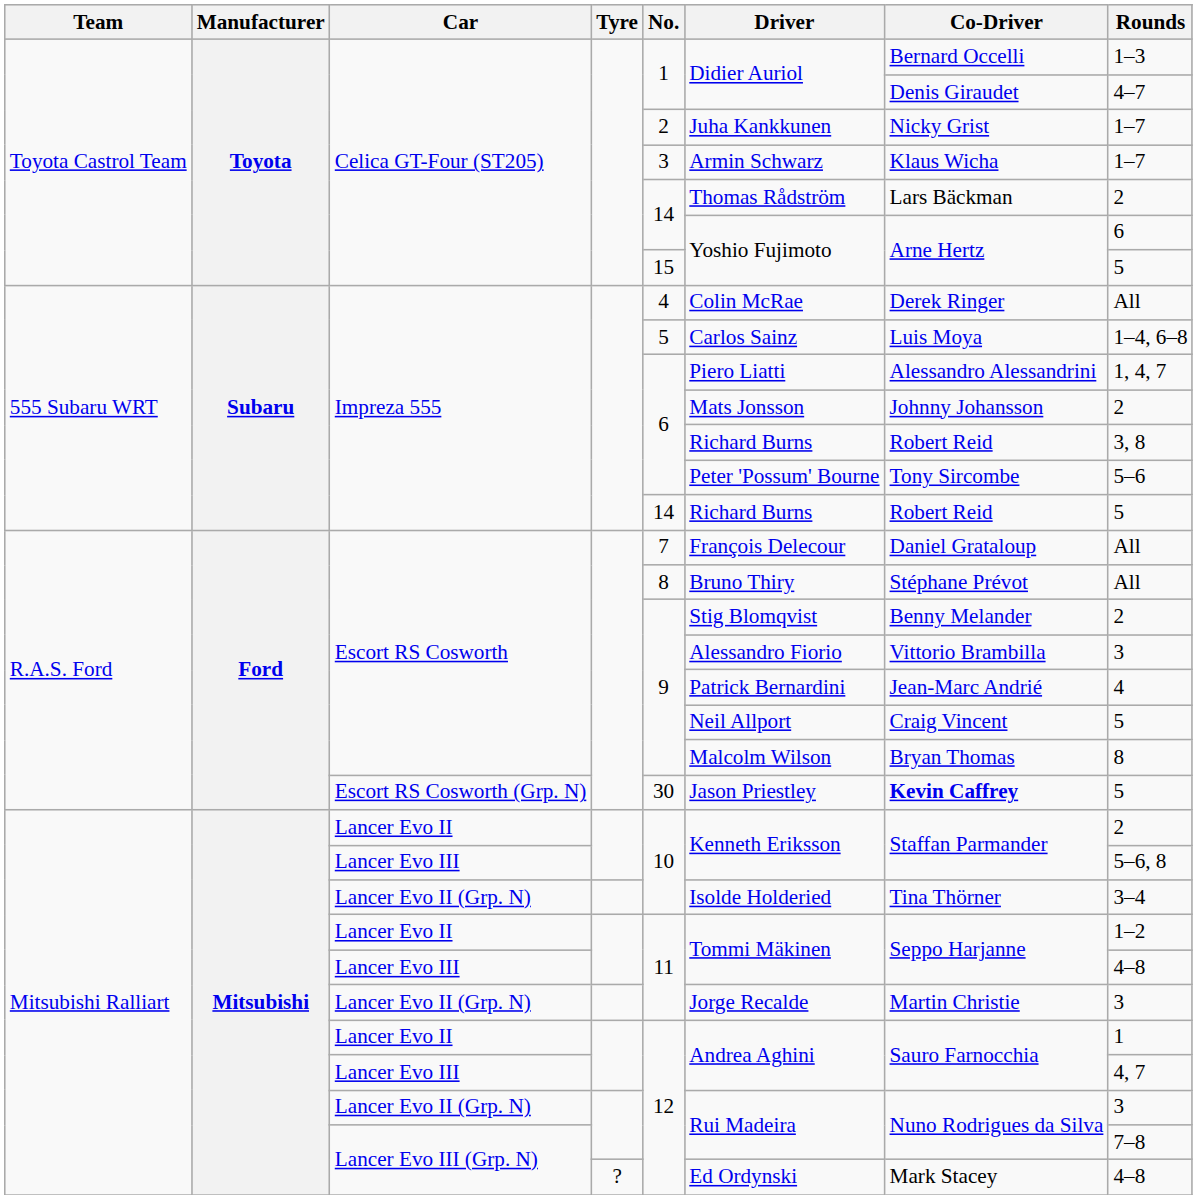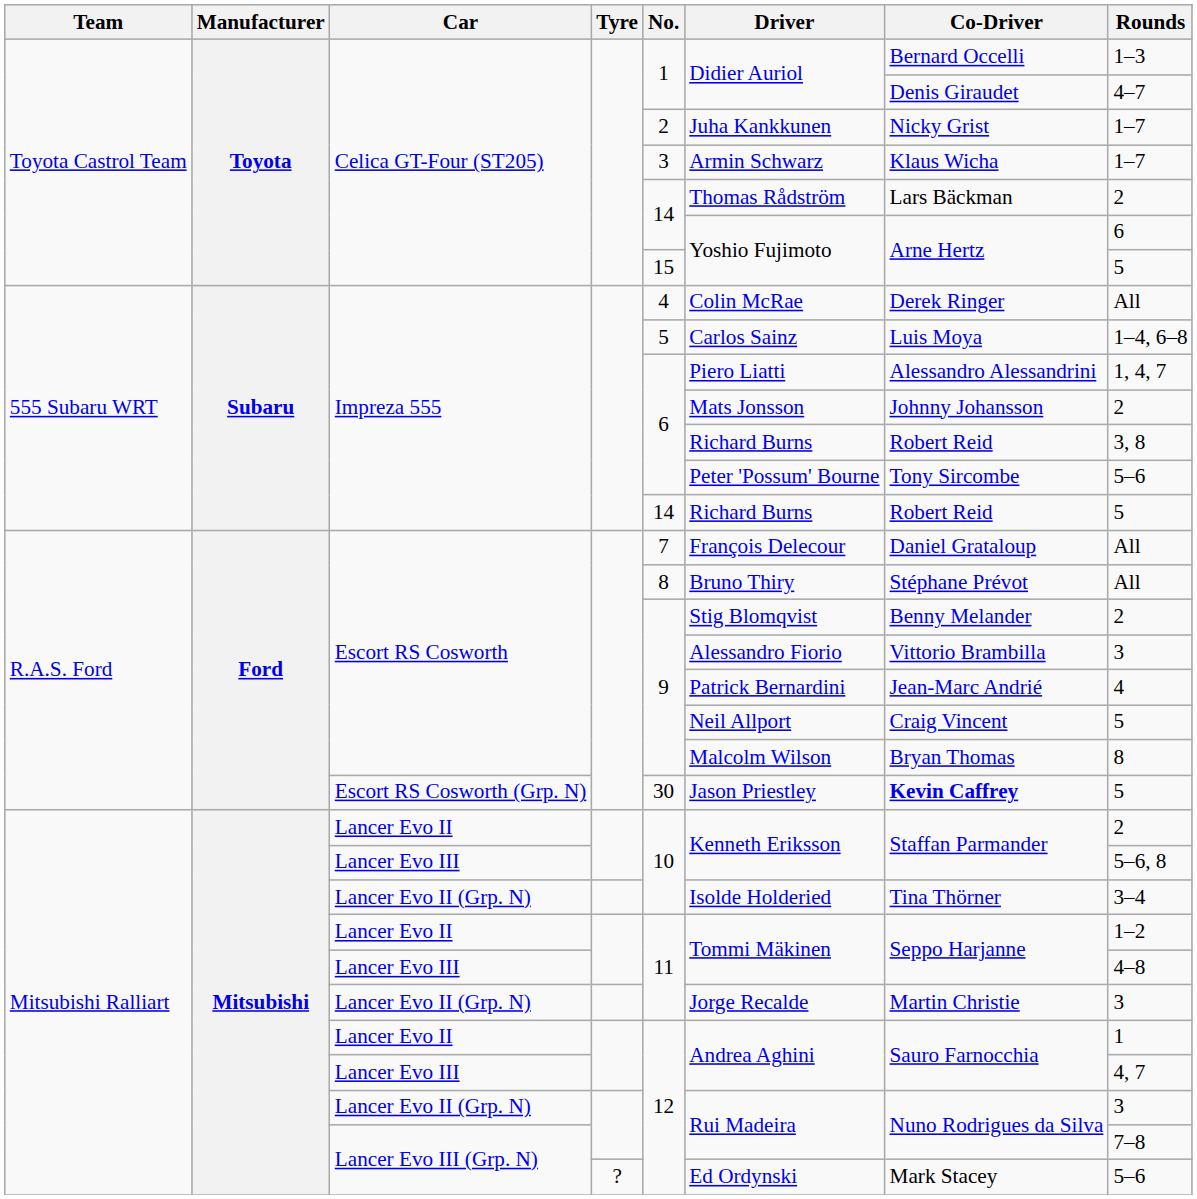(1129, 1176) 4–8 -> (1129, 1176) 5–6
